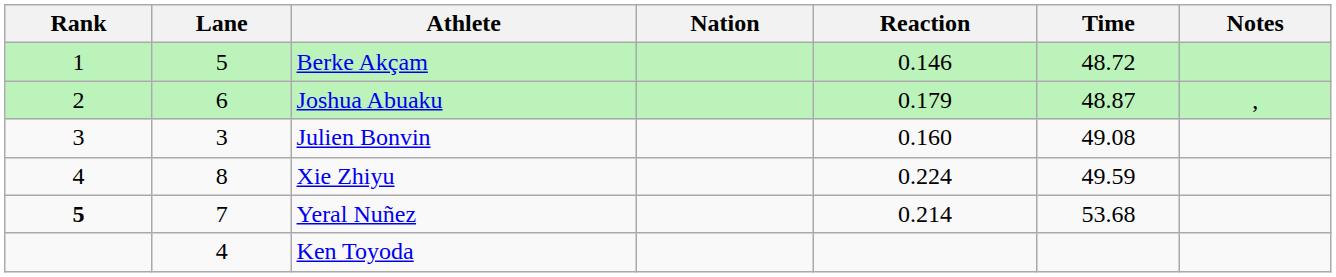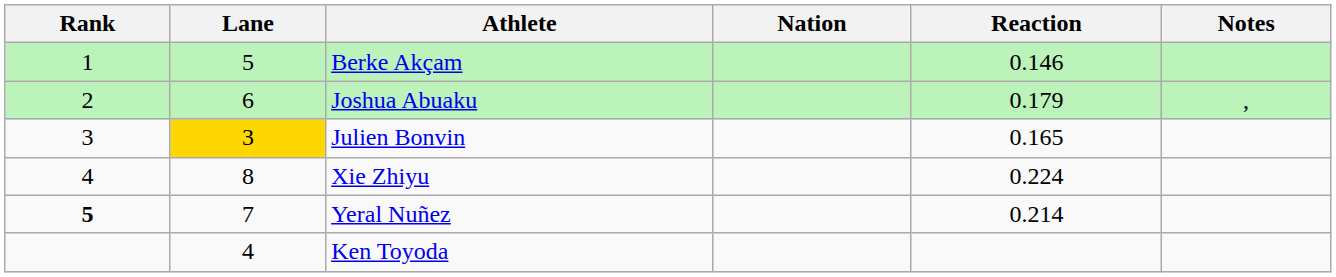- column: (1108, 23)
(222, 137) no background -> (248, 137) gold background
(925, 137) 0.160 -> (1036, 137) 0.165
